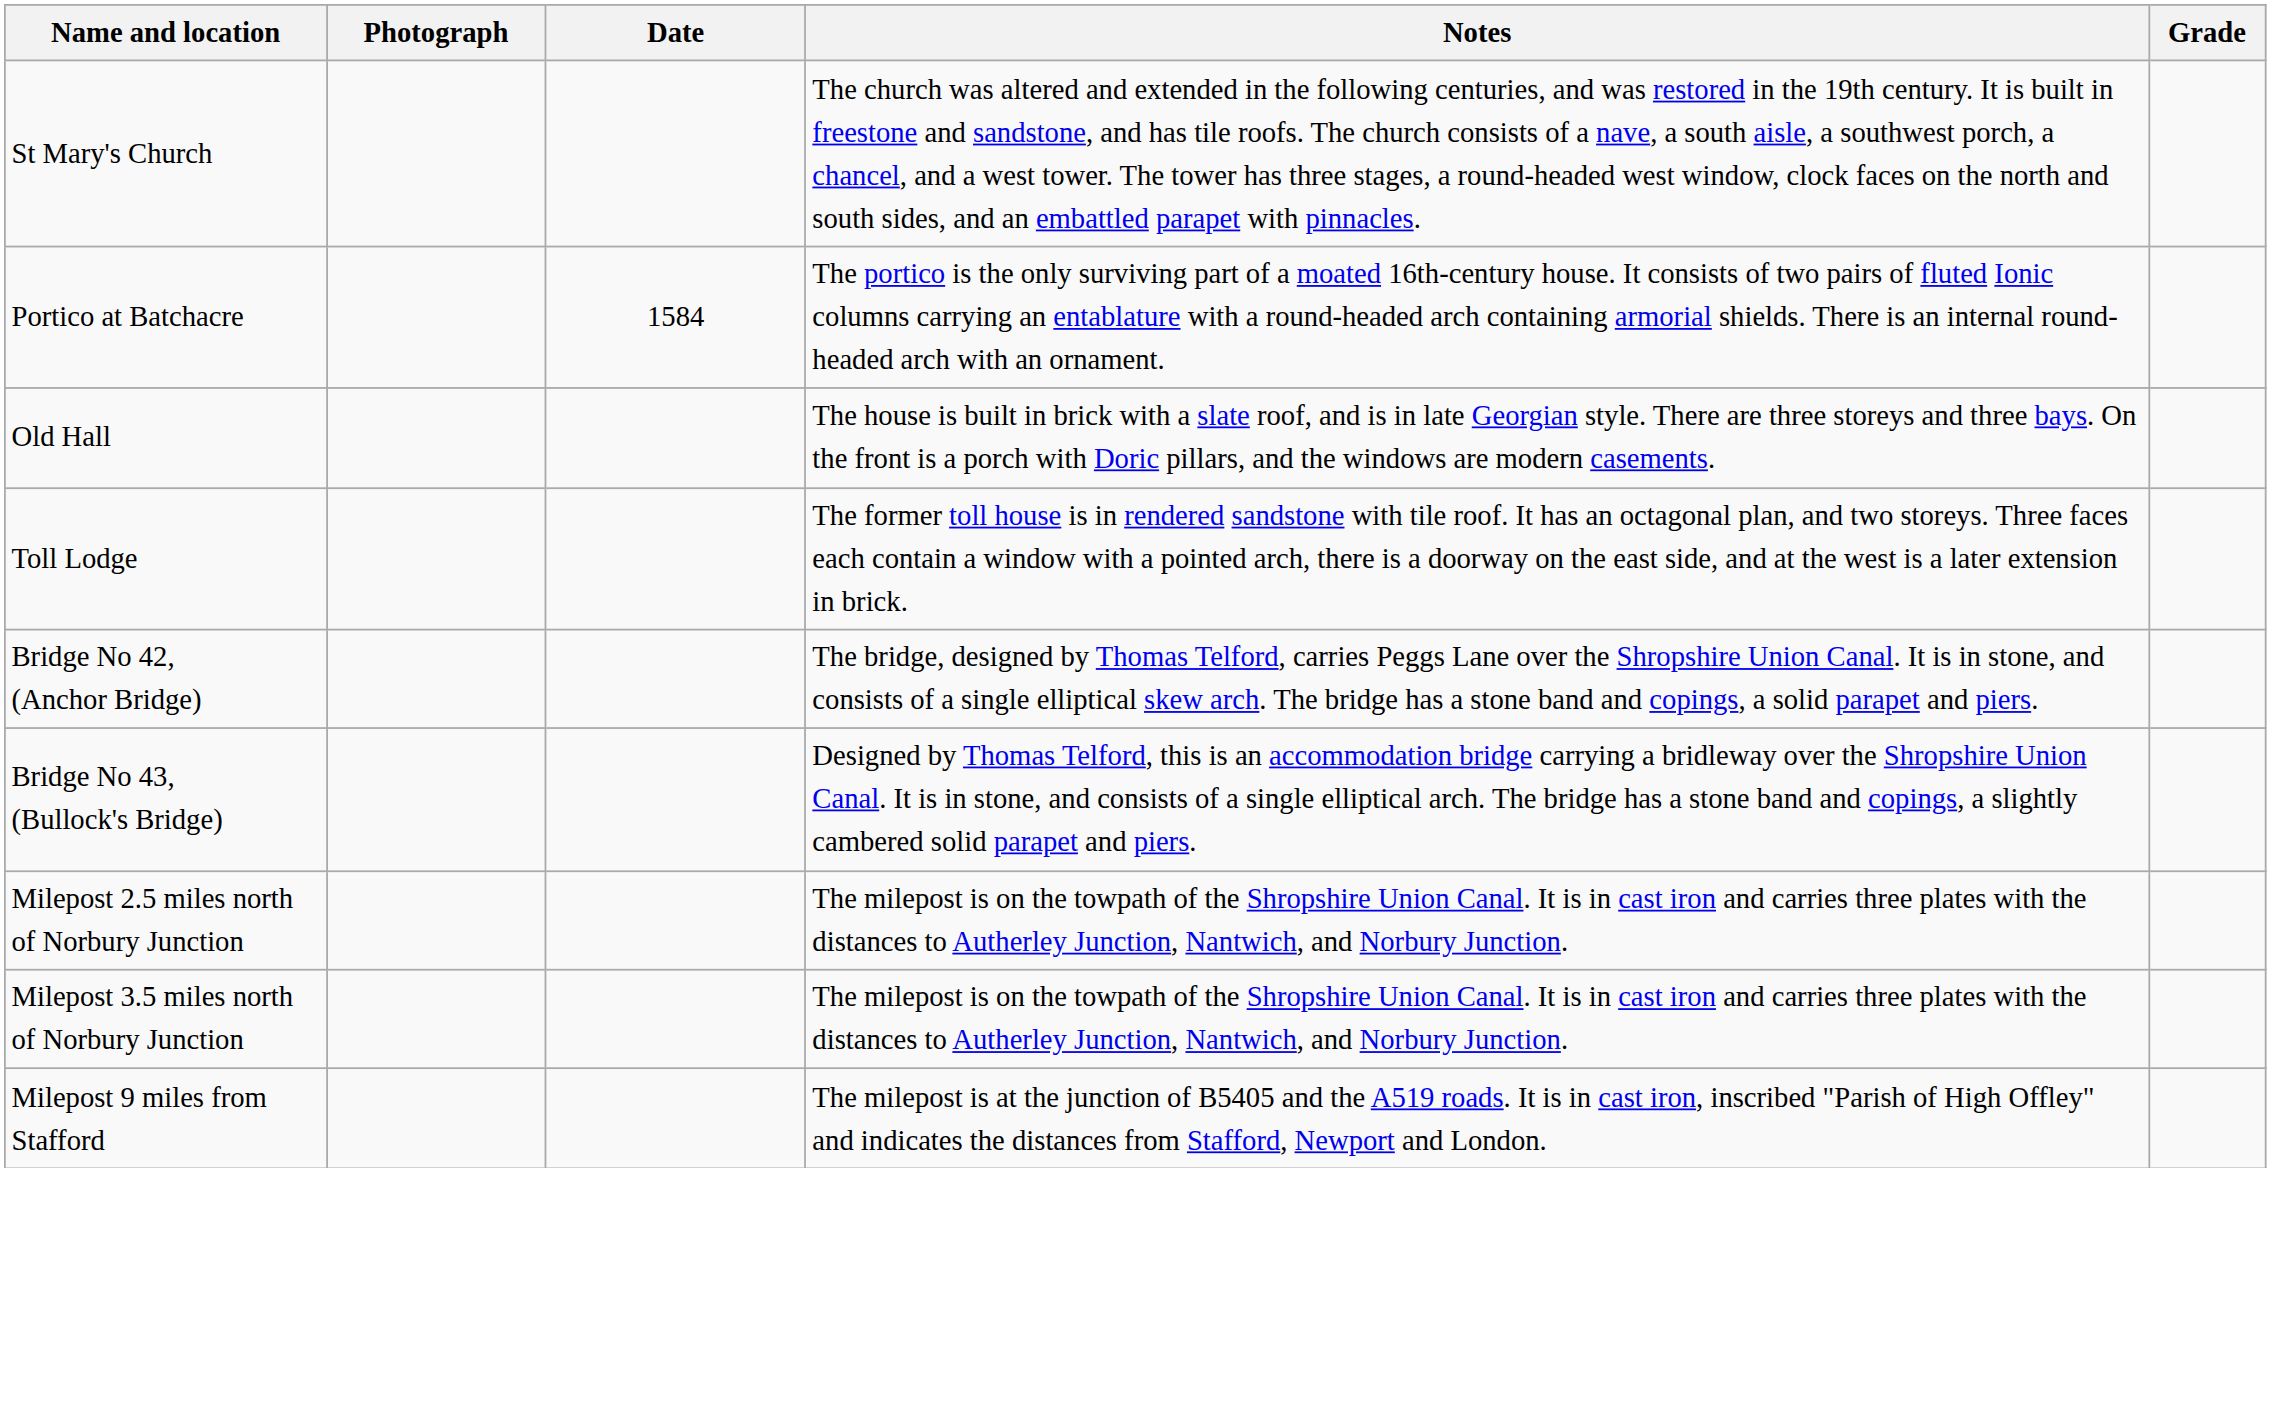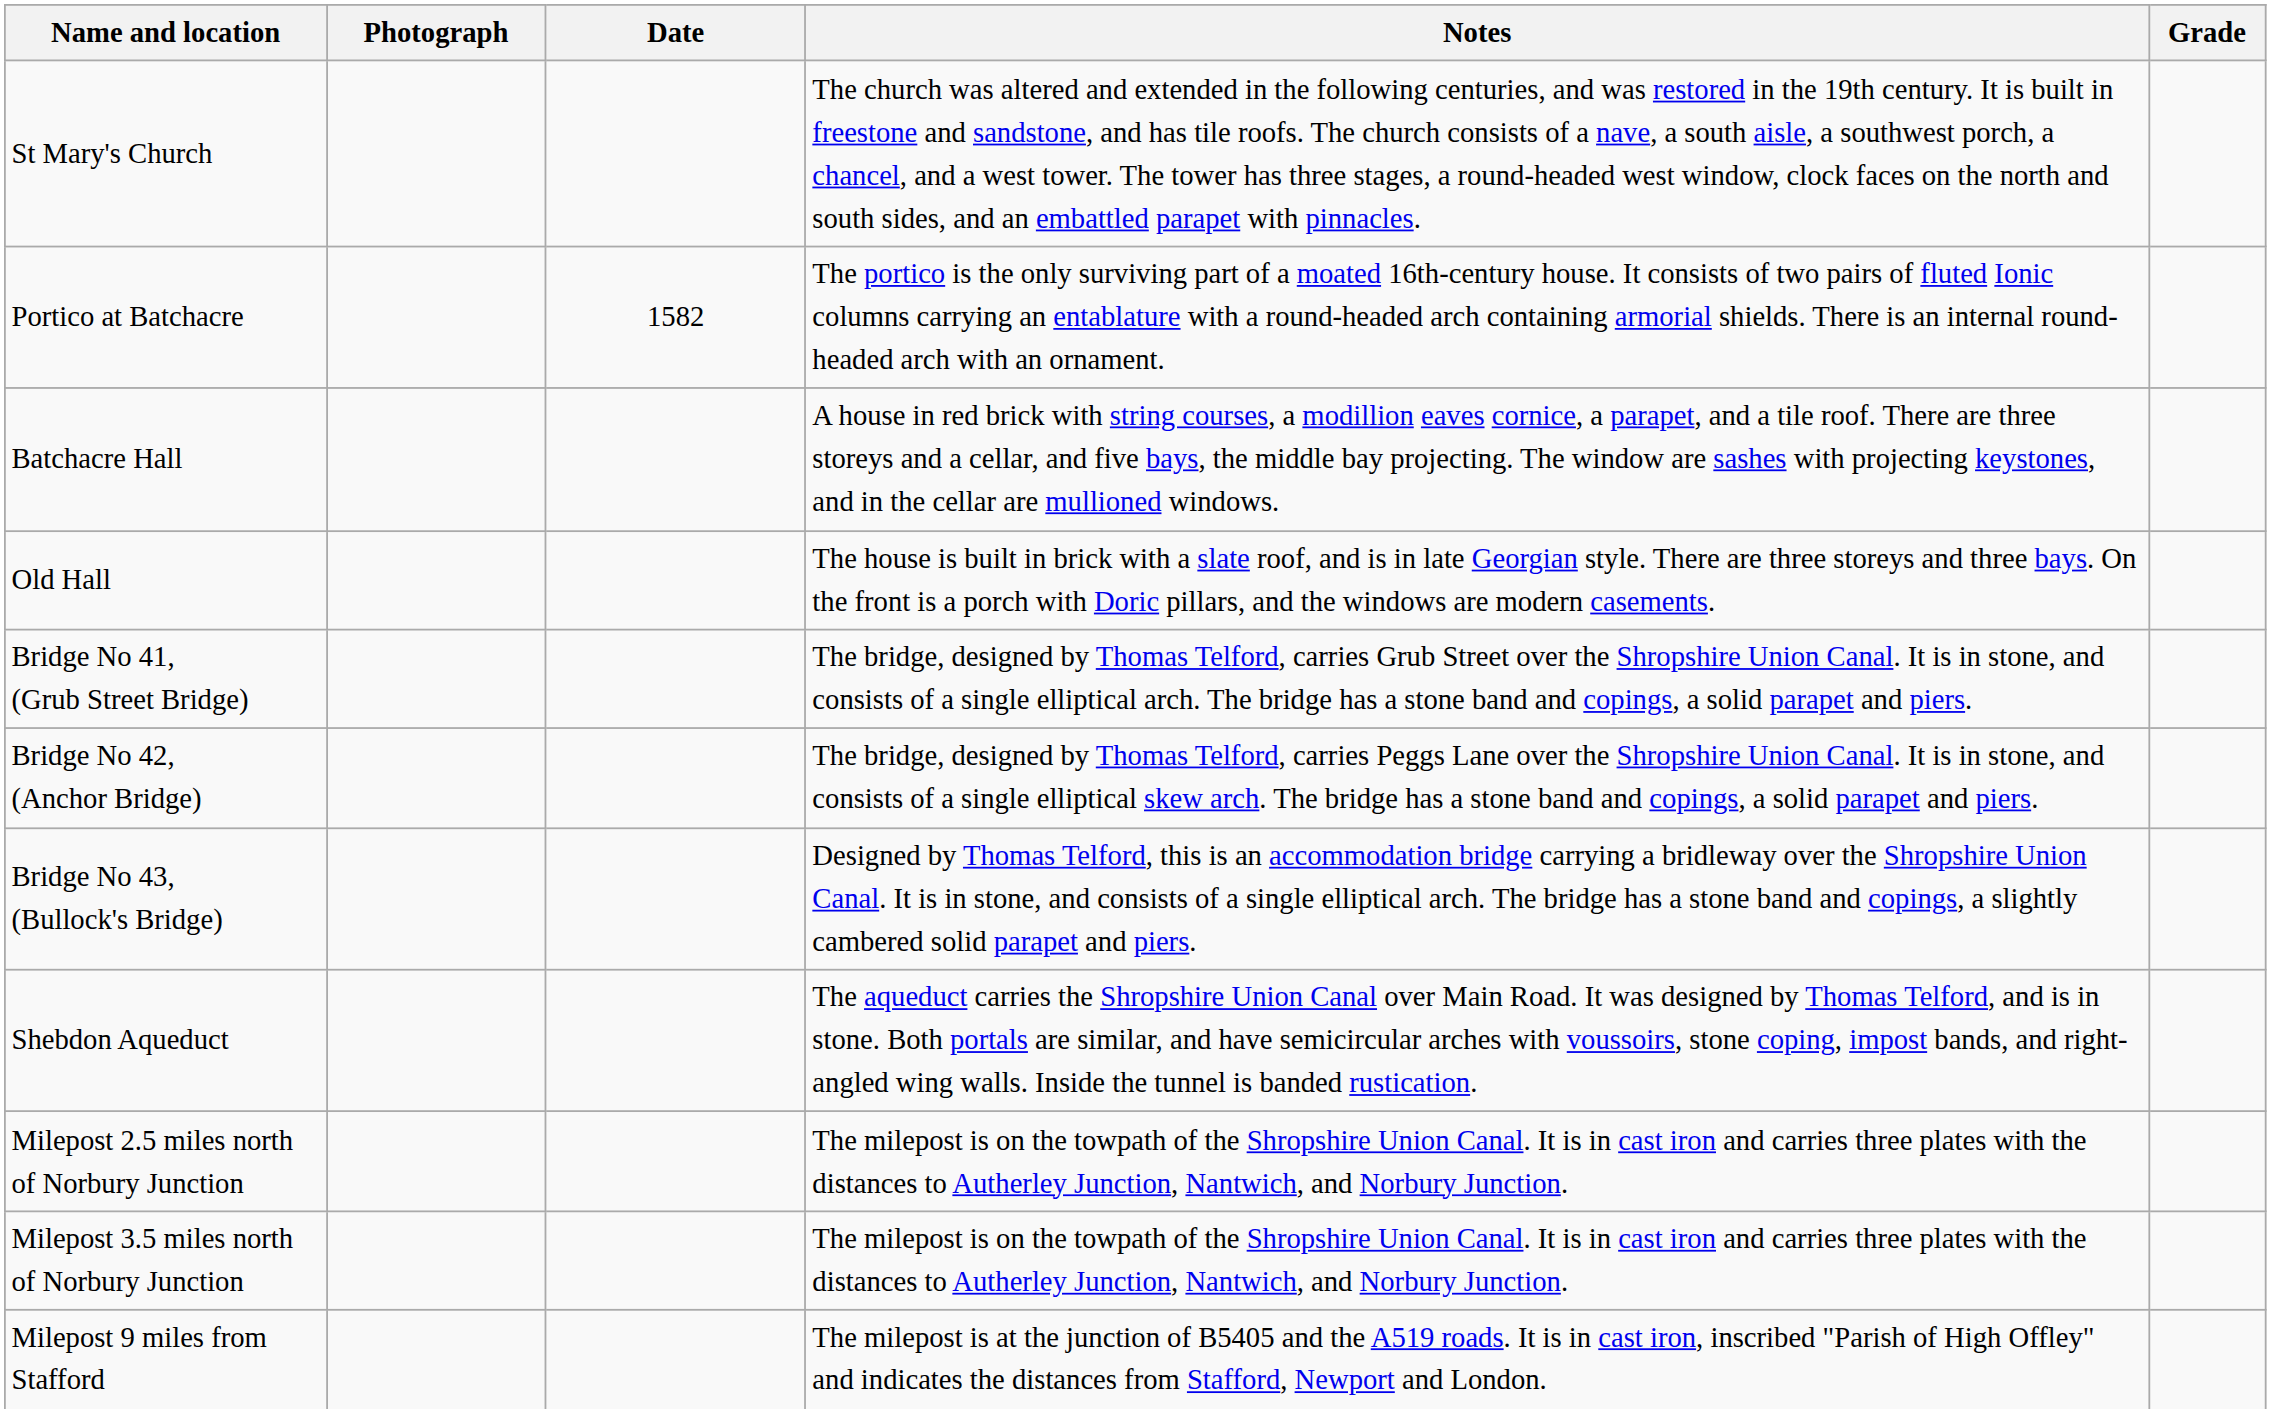(676, 316) 1584 -> (676, 316) 1582
+ row: (97, 458)
- row: (75, 557)
+ row: (130, 678)
+ row: (120, 1040)
